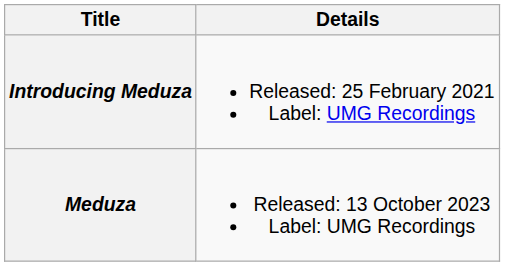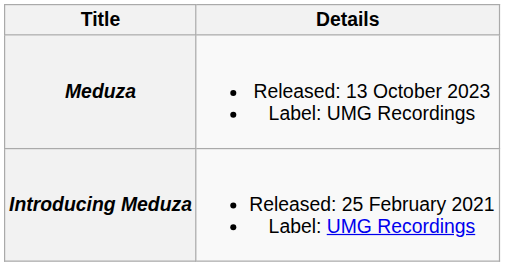rows swapped: (100, 91) <-> (100, 204)
